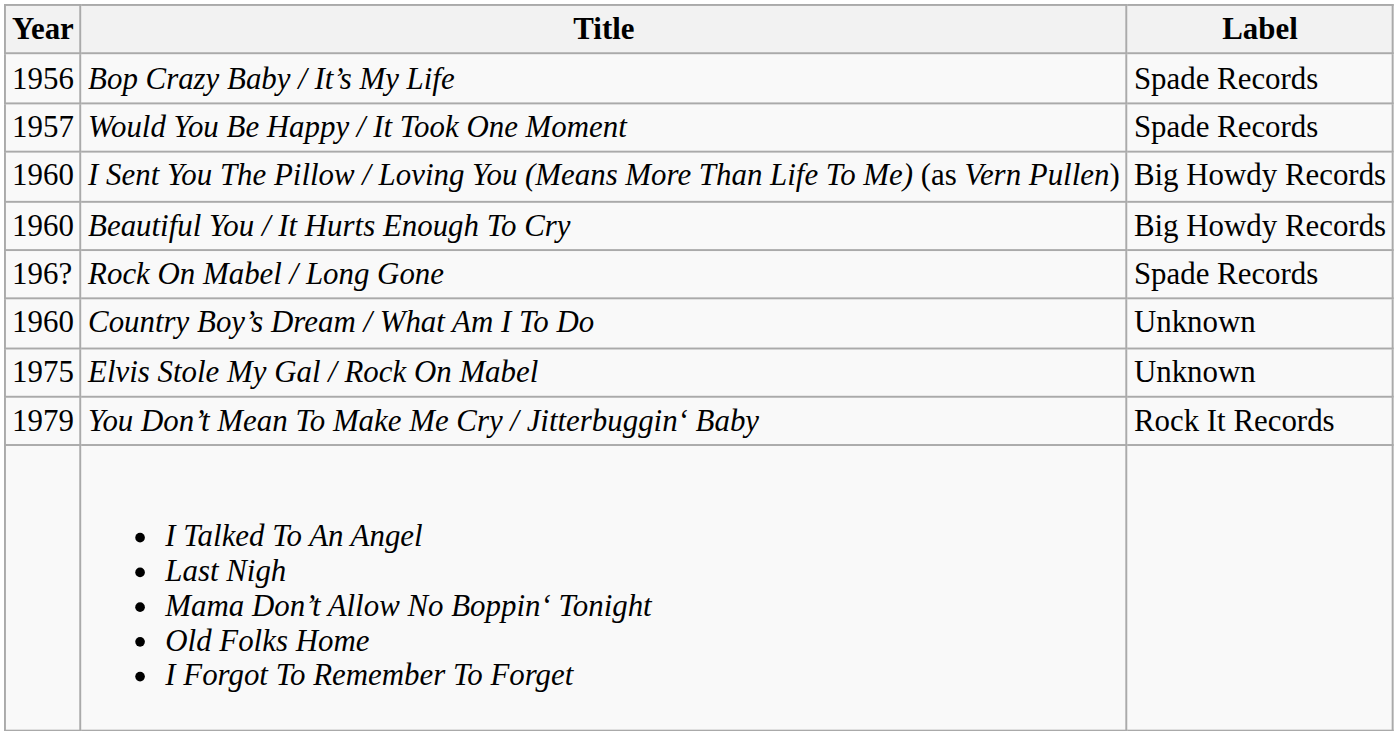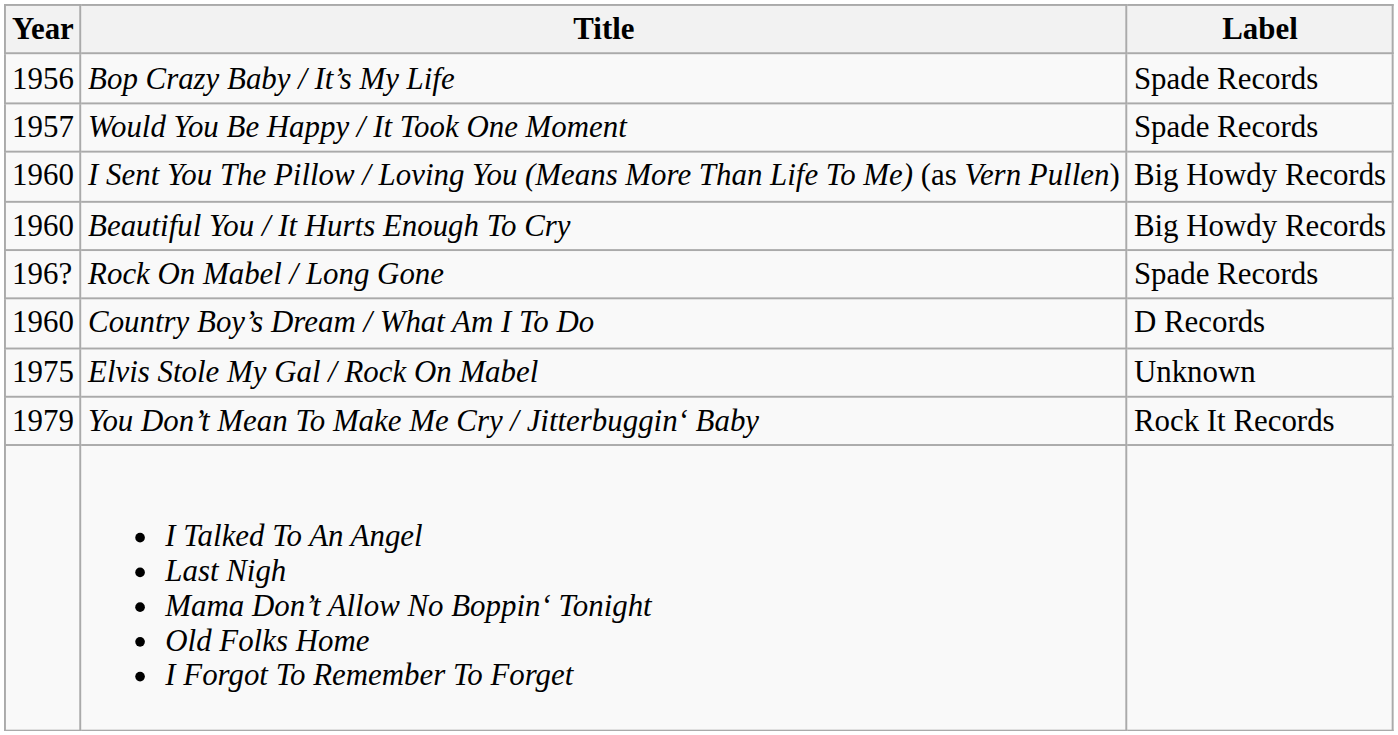(1195, 322) Unknown -> (1200, 322) D Records
